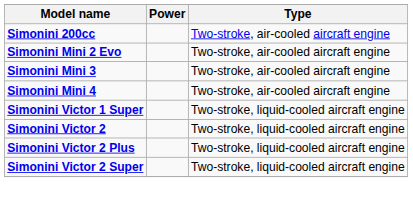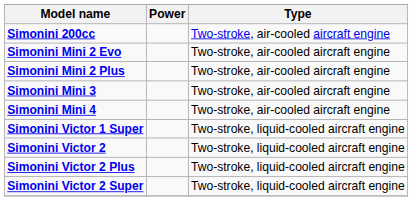+ row: (66, 72)
